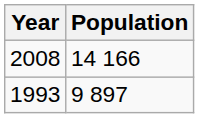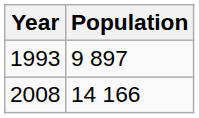rows swapped: (35, 94) <-> (35, 58)
